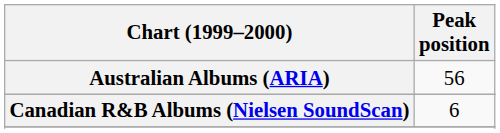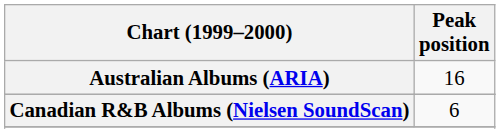(454, 77) 56 -> (454, 77) 16
